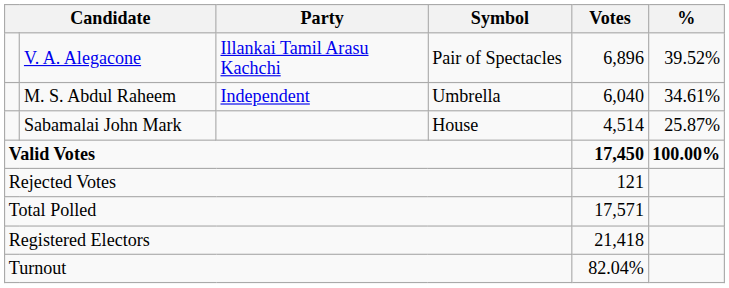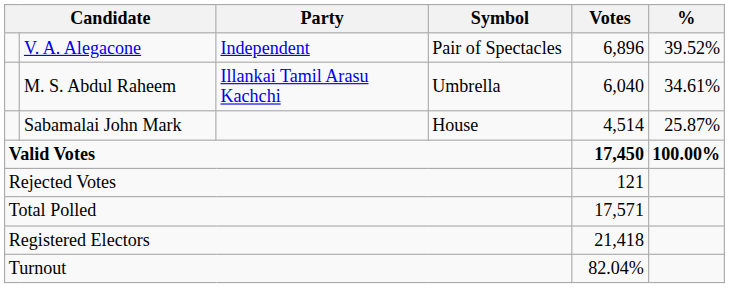(294, 57) Illankai Tamil Arasu Kachchi -> (265, 47) Independent
(265, 96) Independent -> (294, 86) Illankai Tamil Arasu Kachchi
